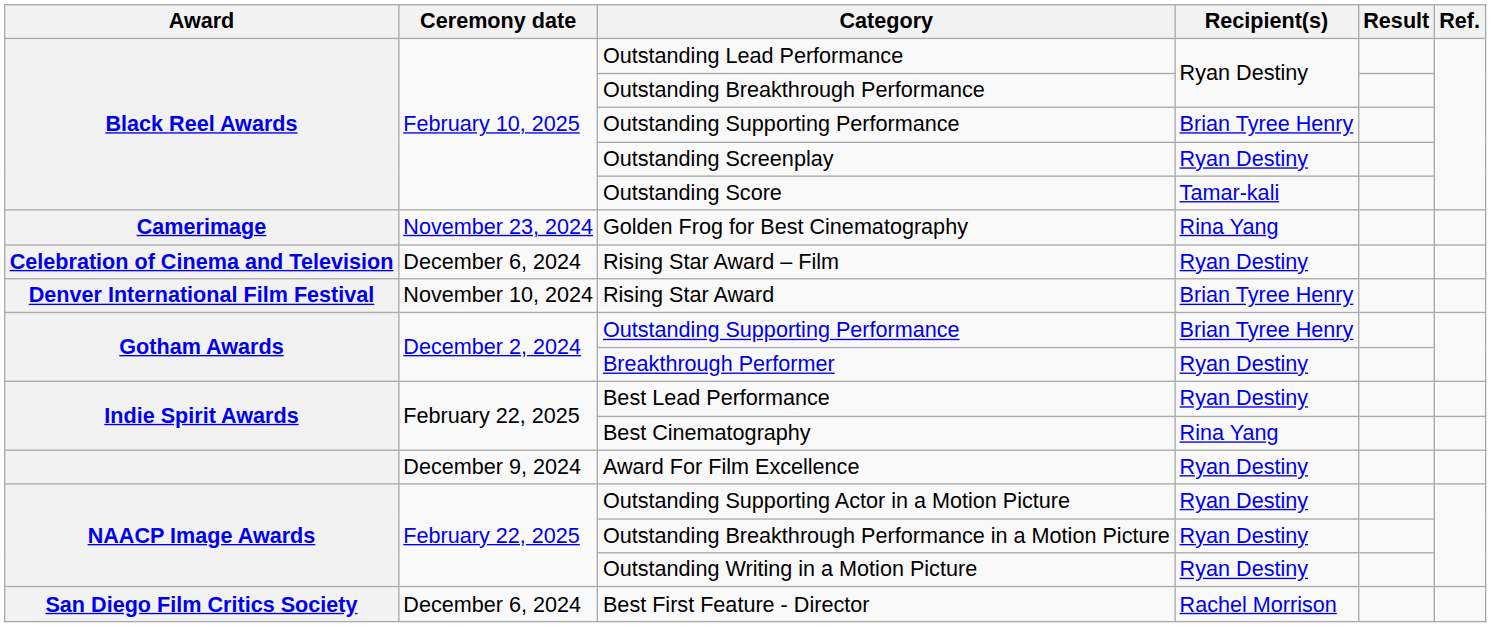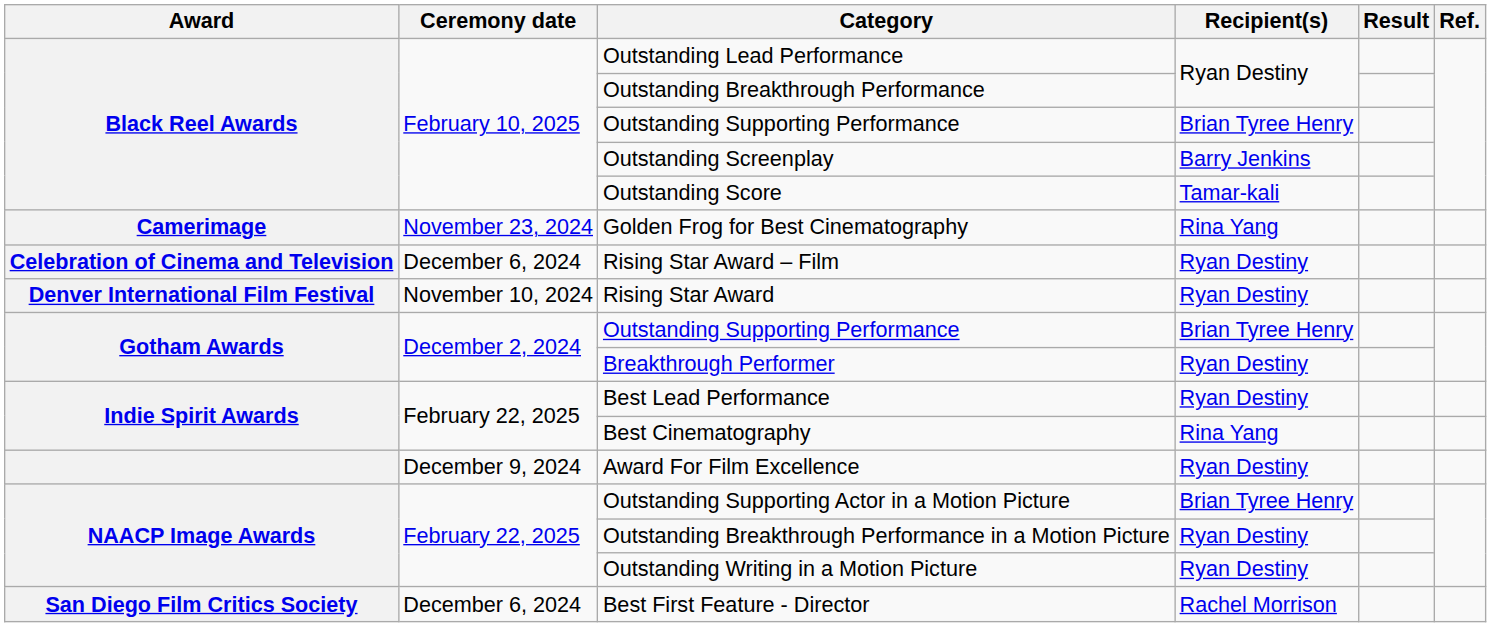(1244, 158) Ryan Destiny -> (1245, 158) Barry Jenkins
(1266, 295) Brian Tyree Henry -> (1244, 295) Ryan Destiny
(1244, 501) Ryan Destiny -> (1266, 501) Brian Tyree Henry
